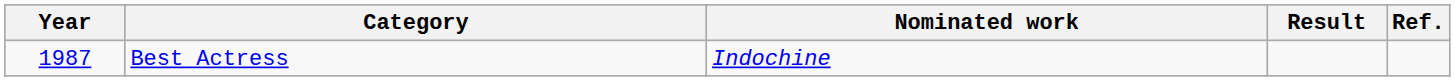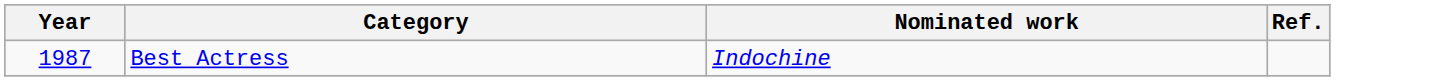- column: (1327, 23)
